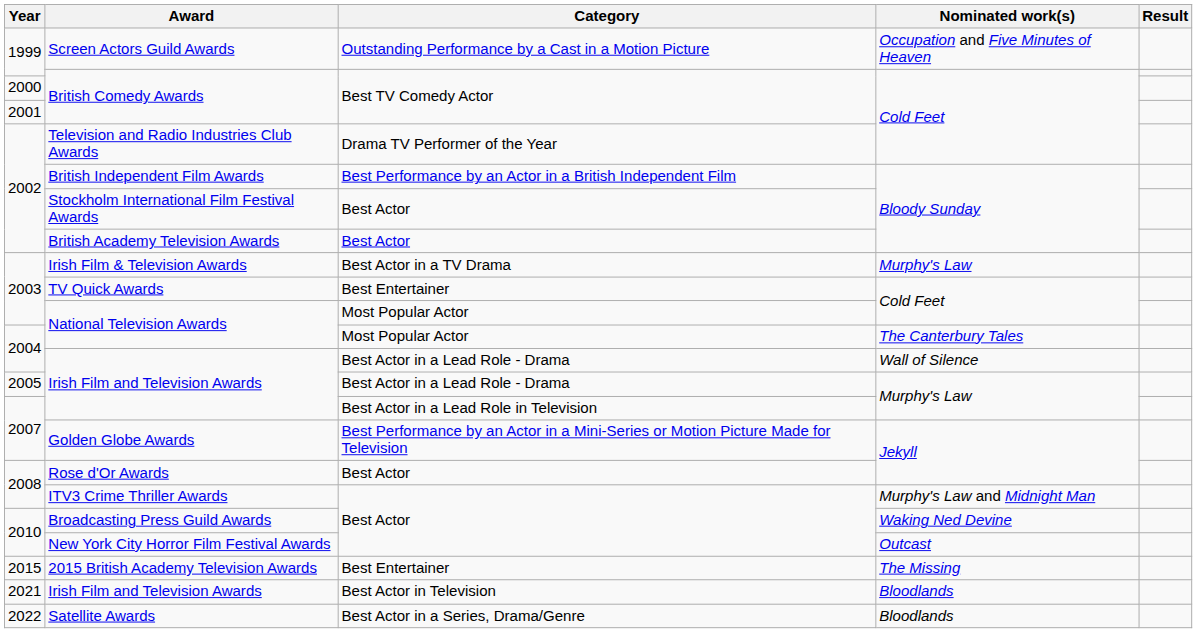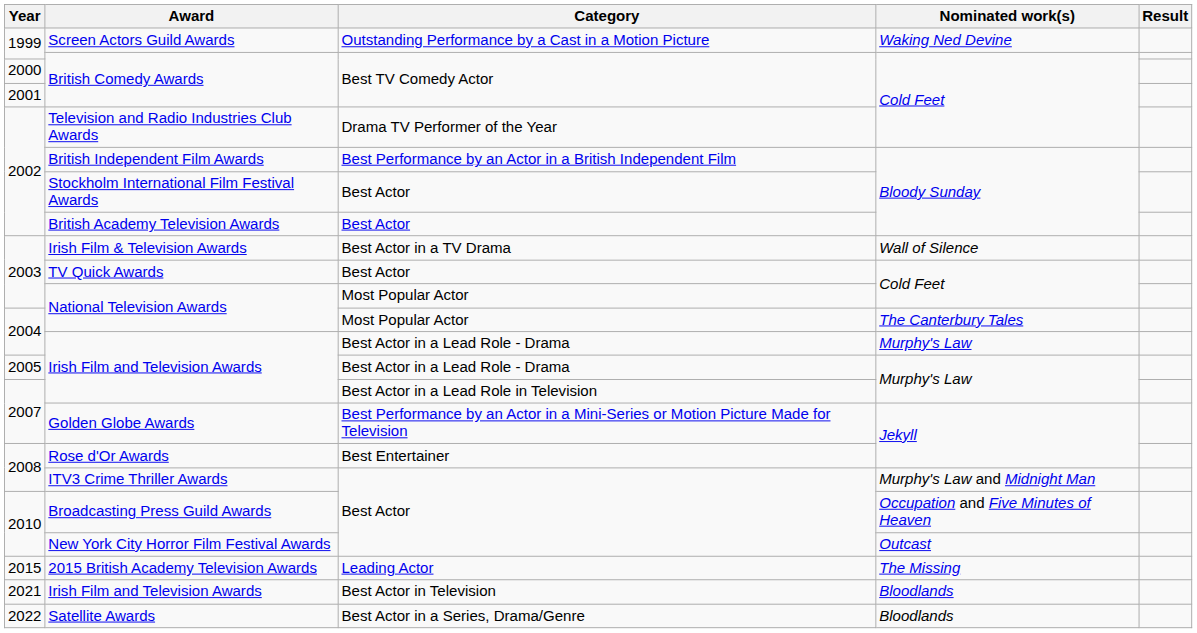(985, 48) Occupation and Five Minutes of Heaven -> (946, 40) Waking Ned Devine
(925, 264) Murphy's Law -> (929, 248) Wall of Silence
(395, 288) Best Entertainer -> (376, 271) Best Actor
(929, 360) Wall of Silence -> (925, 343) Murphy's Law
(376, 472) Best Actor -> (395, 455) Best Entertainer
(946, 520) Waking Ned Devine -> (985, 511) Occupation and Five Minutes of Heaven
(395, 568) Best Entertainer -> (387, 568) Leading Actor
